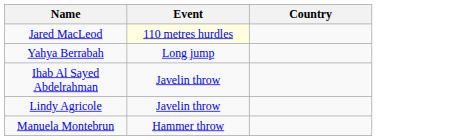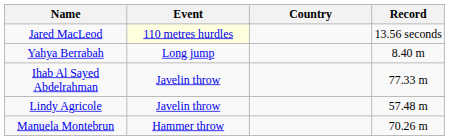+ column: (408, 14)
